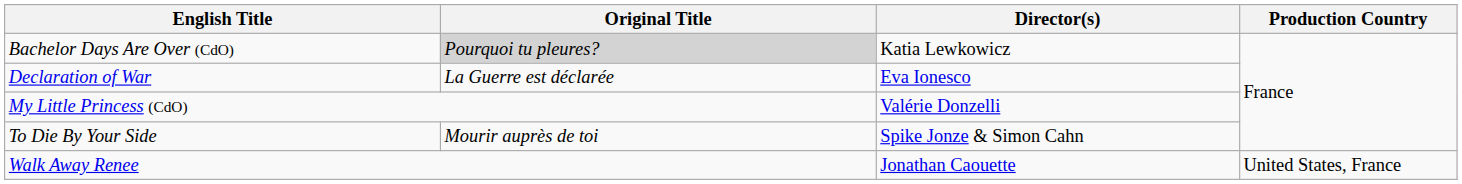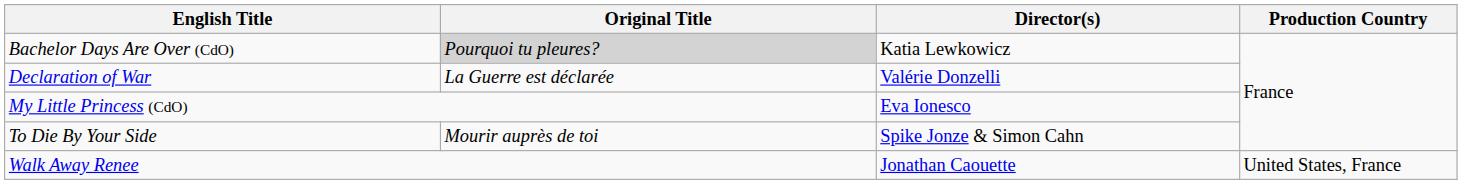(925, 77) Eva Ionesco -> (940, 77) Valérie Donzelli
(940, 106) Valérie Donzelli -> (925, 106) Eva Ionesco
